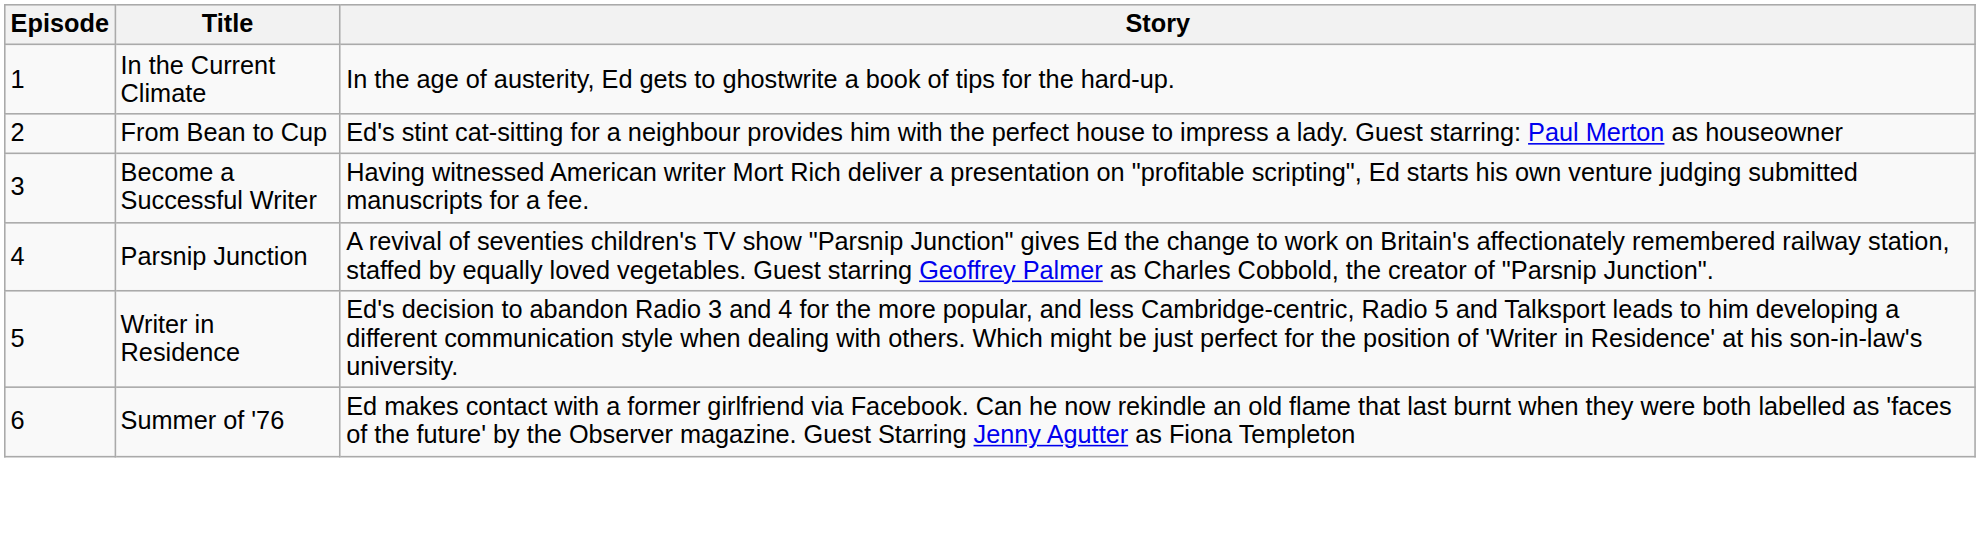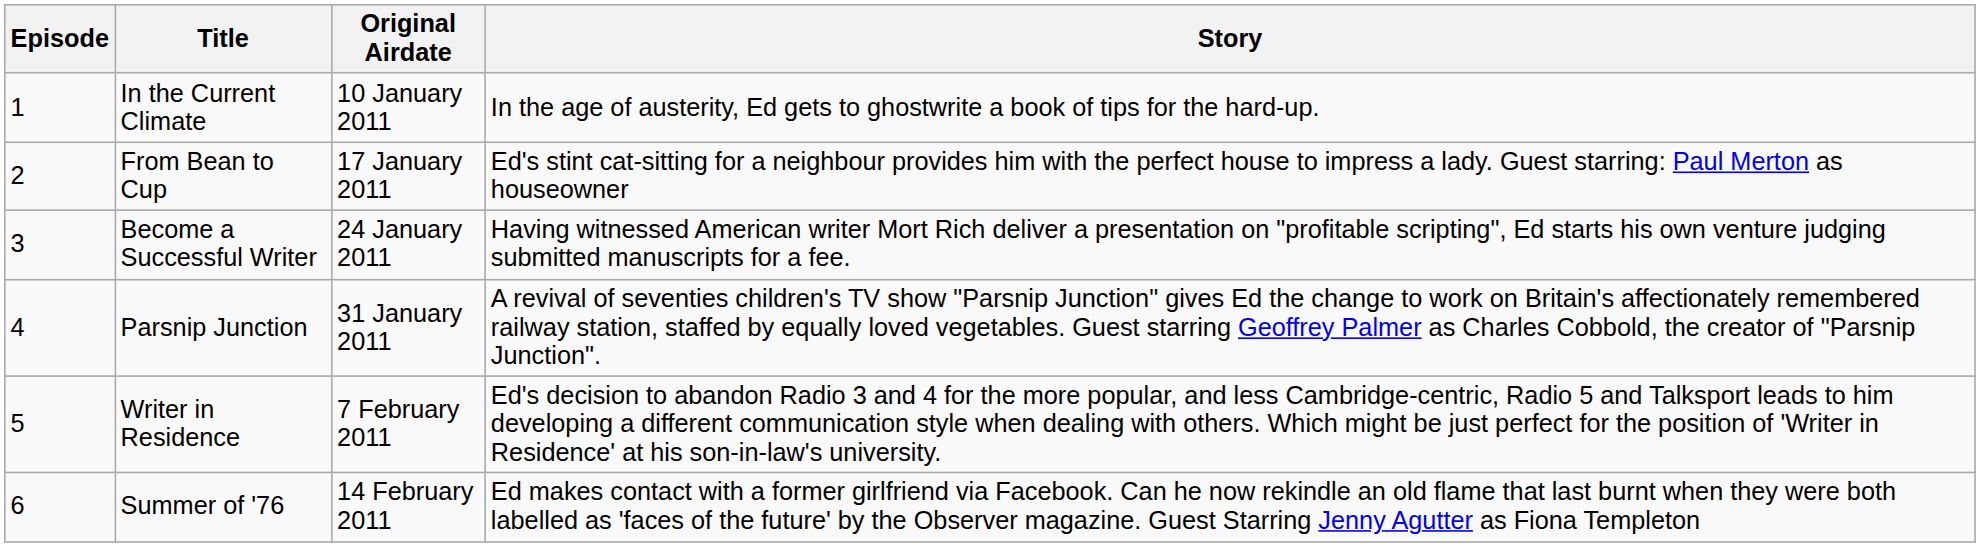+ column: (408, 38)
